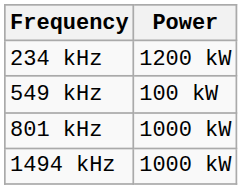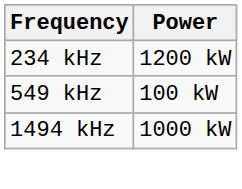- row: (56, 130)
